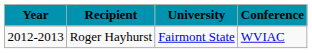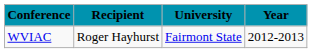columns swapped: (36, 15) <-> (272, 15)
